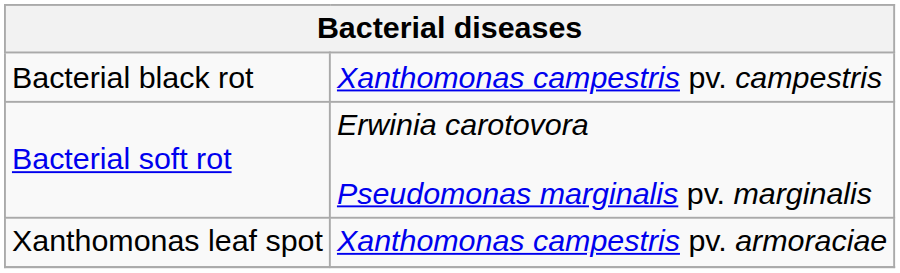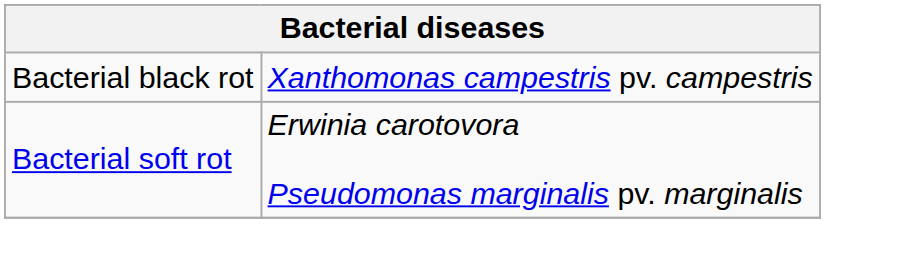- row: (167, 241)
